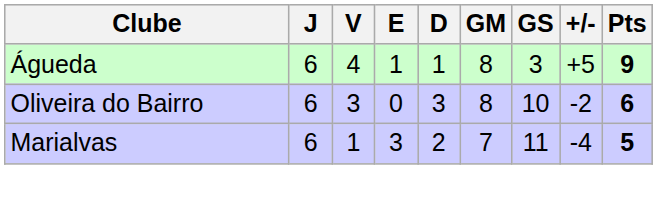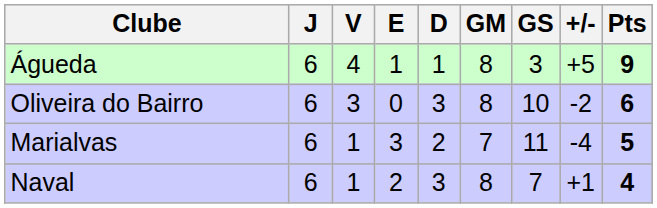+ row: (42, 182)
